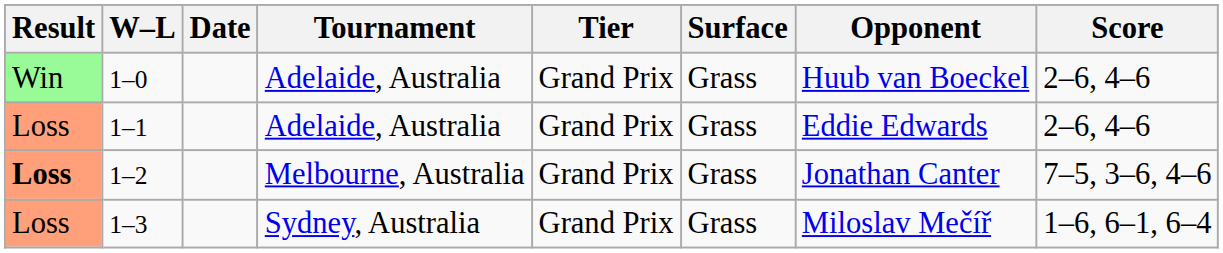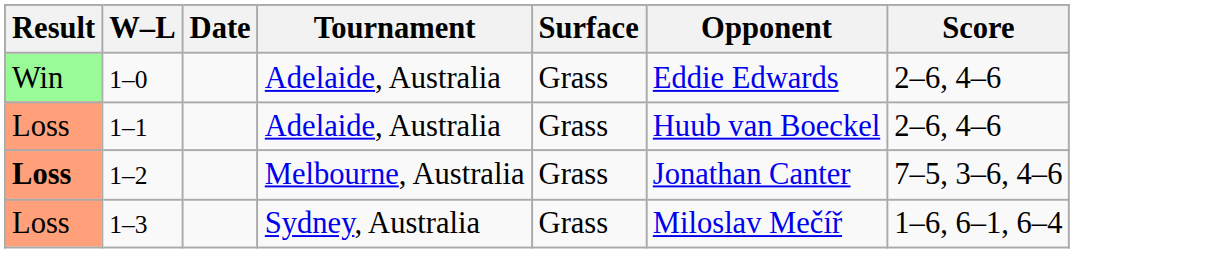- column: (606, 28)
(916, 77) Huub van Boeckel -> (746, 77) Eddie Edwards
(895, 125) Eddie Edwards -> (767, 125) Huub van Boeckel
